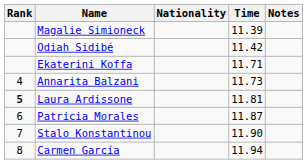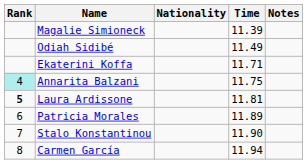(247, 47) 11.42 -> (247, 47) 11.49
(20, 82) no background -> (20, 82) paleturquoise background
(247, 82) 11.73 -> (247, 82) 11.75
(247, 116) 11.87 -> (247, 116) 11.89
